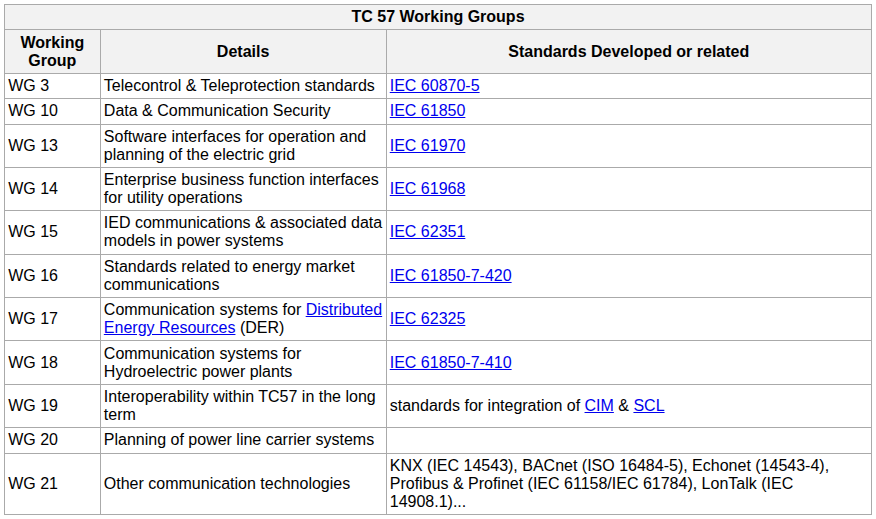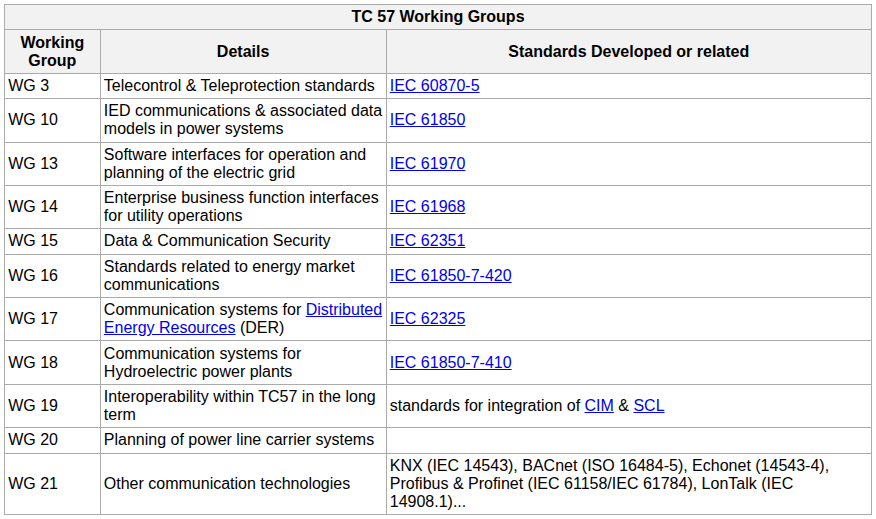(217, 111) Data & Communication Security -> (243, 120) IED communications & associated data models in power systems
(243, 232) IED communications & associated data models in power systems -> (217, 241) Data & Communication Security
